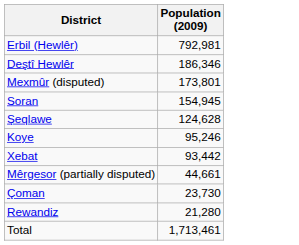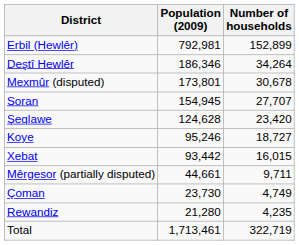+ column: (259, 20)
